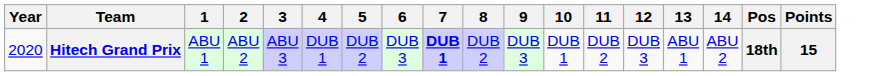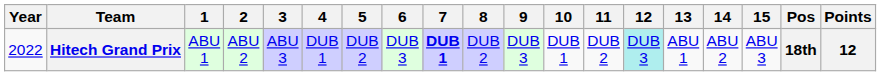+ column: (762, 16)
(25, 49) 2020 -> (25, 49) 2022
(644, 49) no background -> (644, 49) paleturquoise background
(809, 49) 15 -> (848, 49) 12
